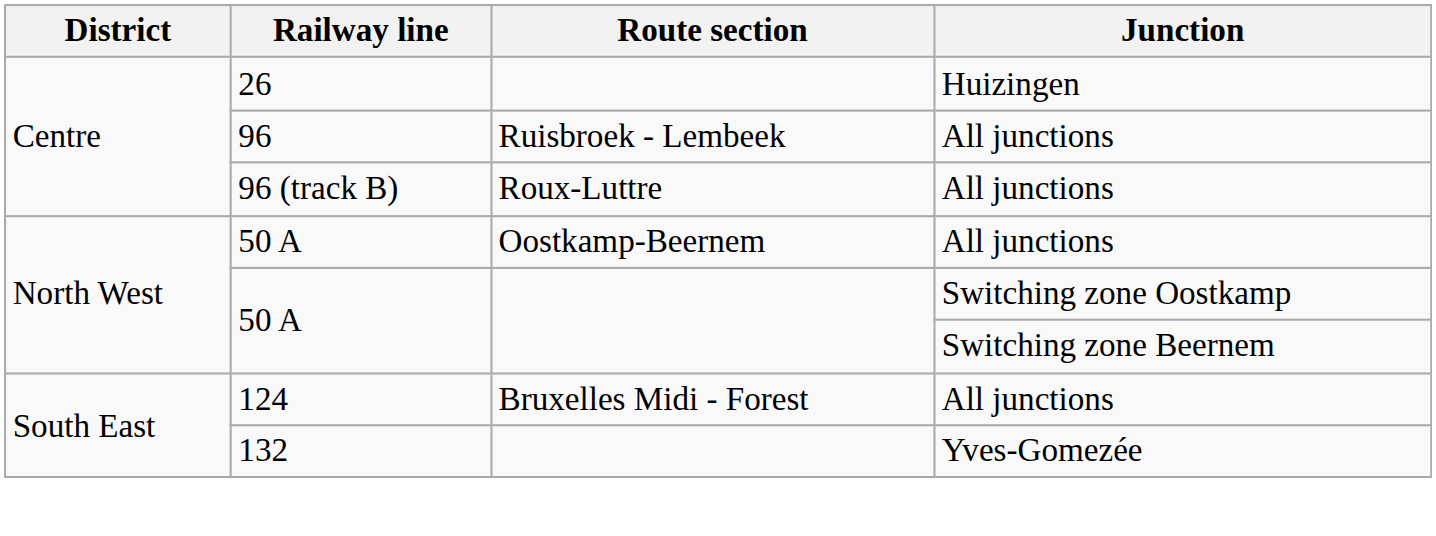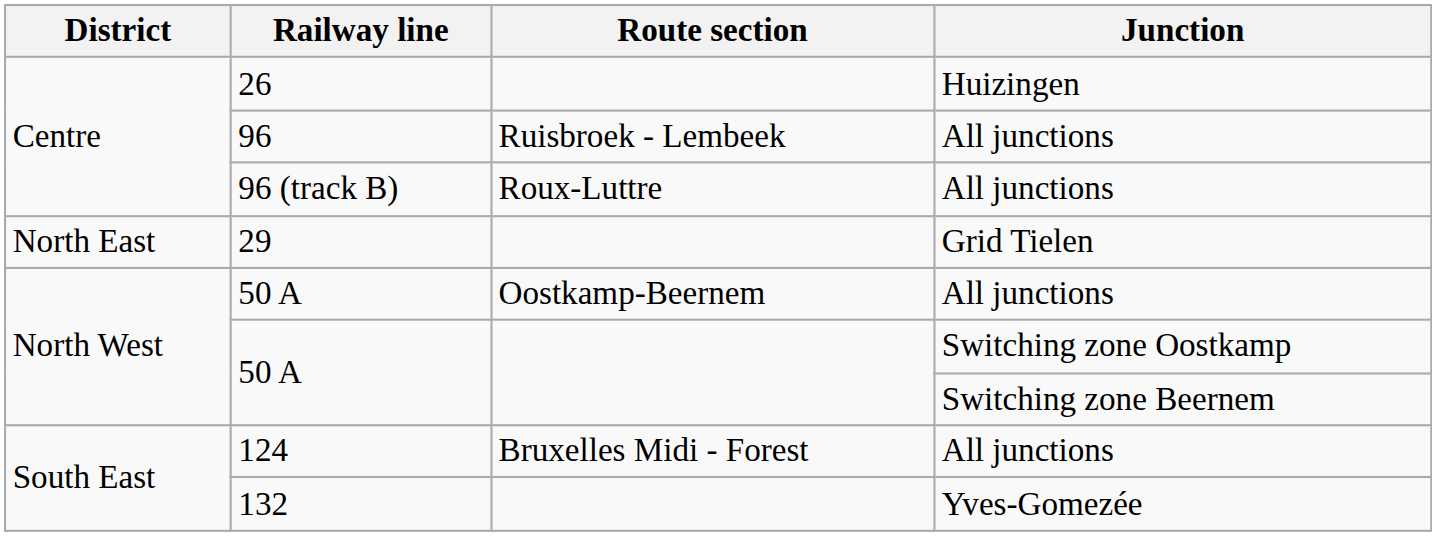+ row: (255, 240)
